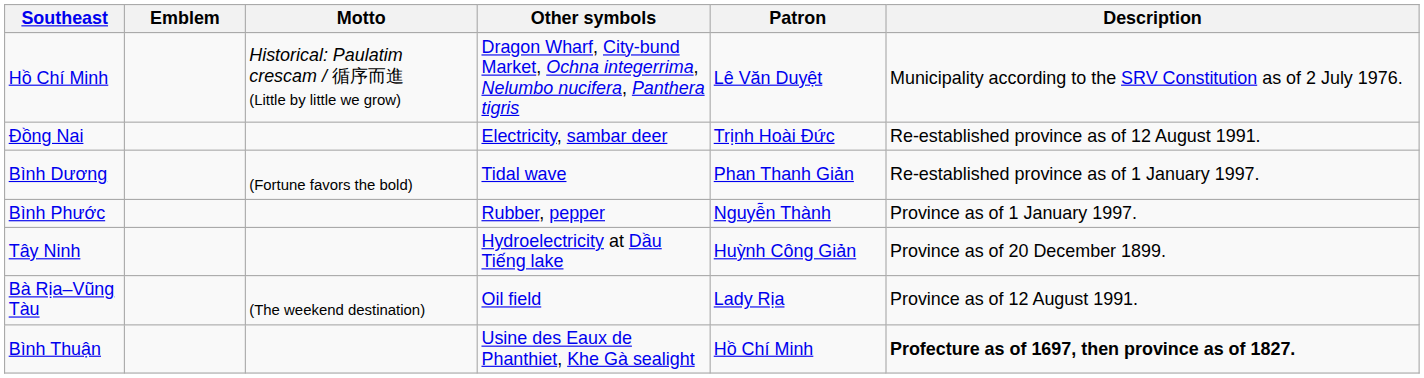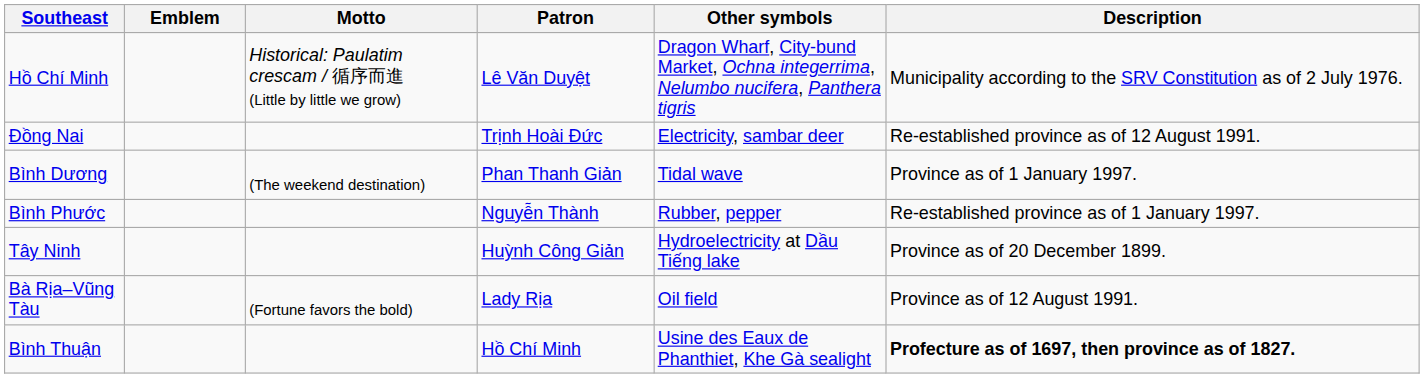columns swapped: (798, 18) <-> (593, 18)
(331, 185) (Fortune favors the bold) -> (337, 185) (The weekend destination)
(1075, 174) Re-established province as of 1 January 1997. -> (1014, 174) Province as of 1 January 1997.
(1014, 213) Province as of 1 January 1997. -> (1075, 213) Re-established province as of 1 January 1997.
(337, 311) (The weekend destination) -> (331, 311) (Fortune favors the bold)
